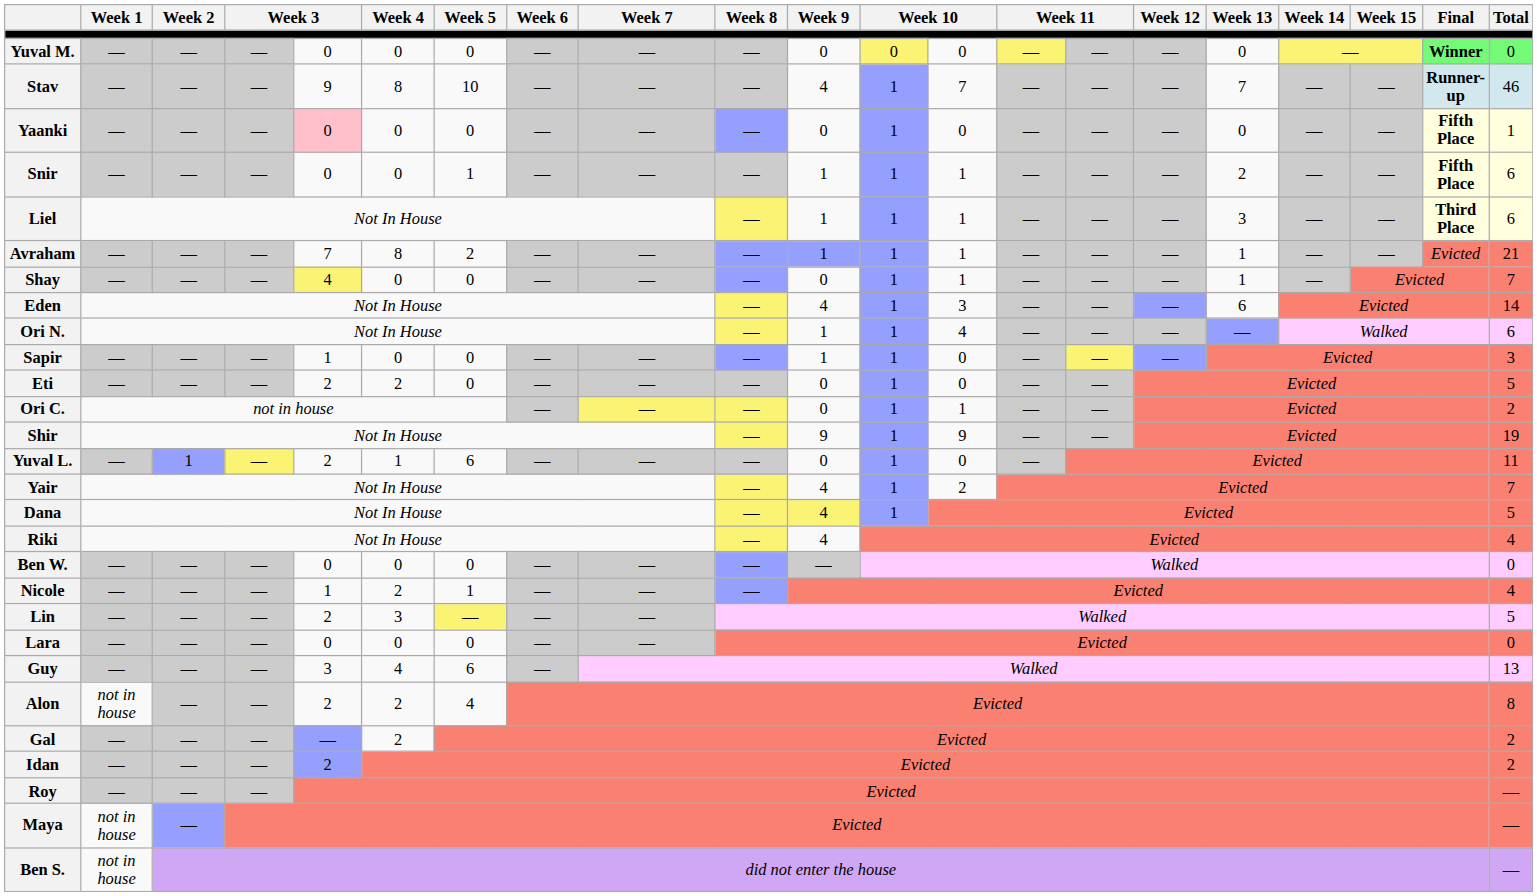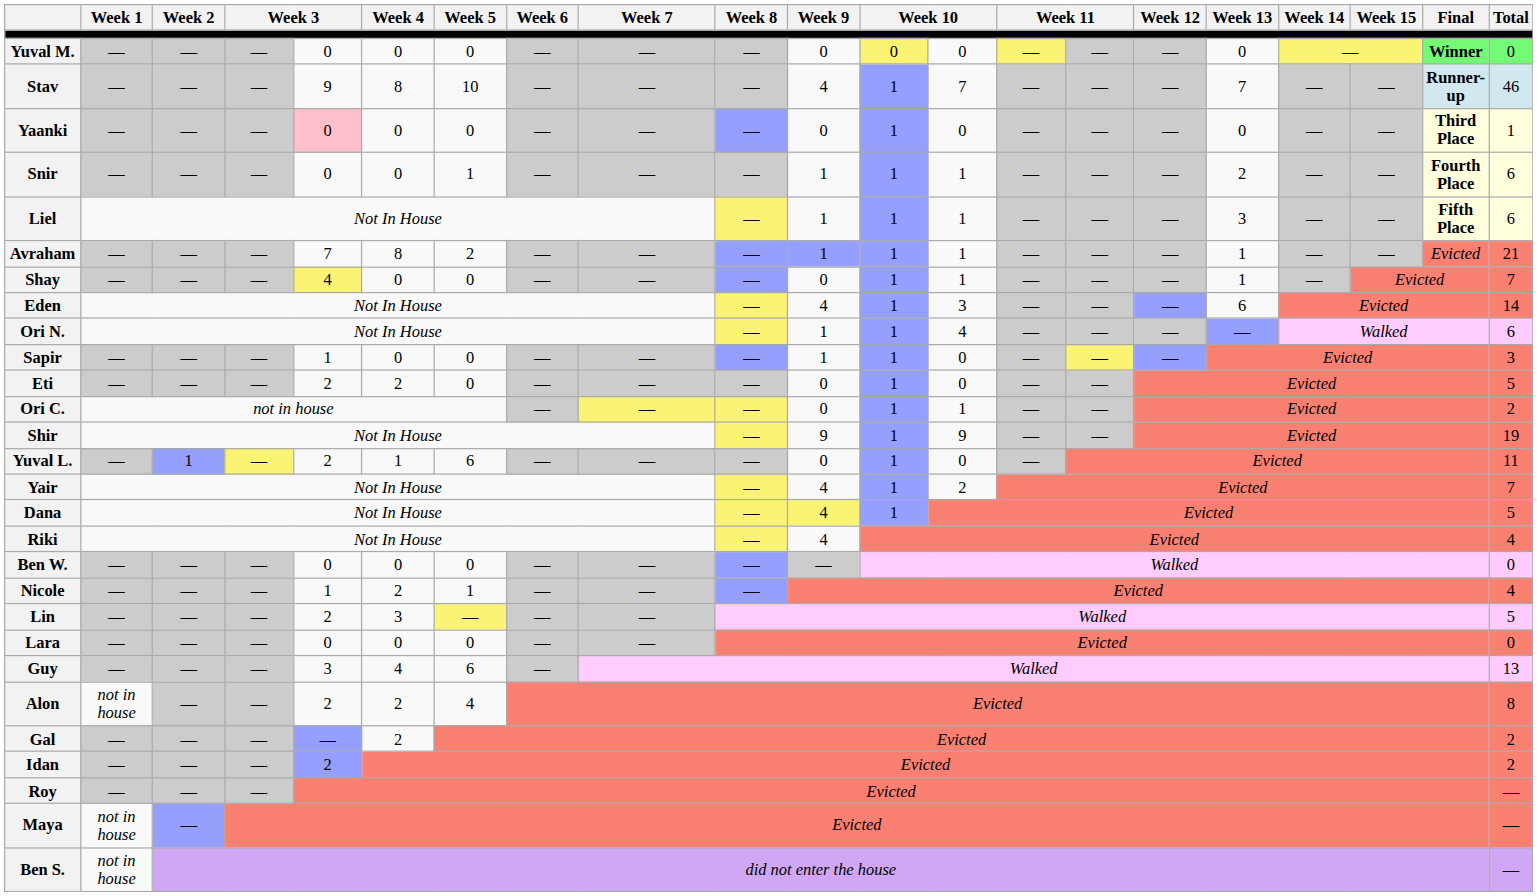(1456, 130) Fifth Place -> (1456, 130) Third Place
(1456, 174) Fifth Place -> (1456, 174) Fourth Place
(1456, 218) Third Place -> (1456, 218) Fifth Place
